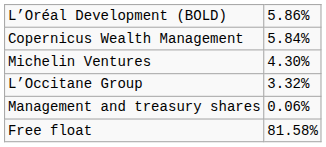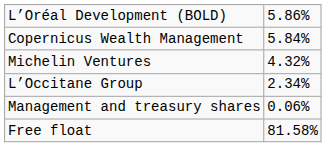(288, 62) 4.30% -> (288, 62) 4.32%
(288, 85) 3.32% -> (288, 85) 2.34%
